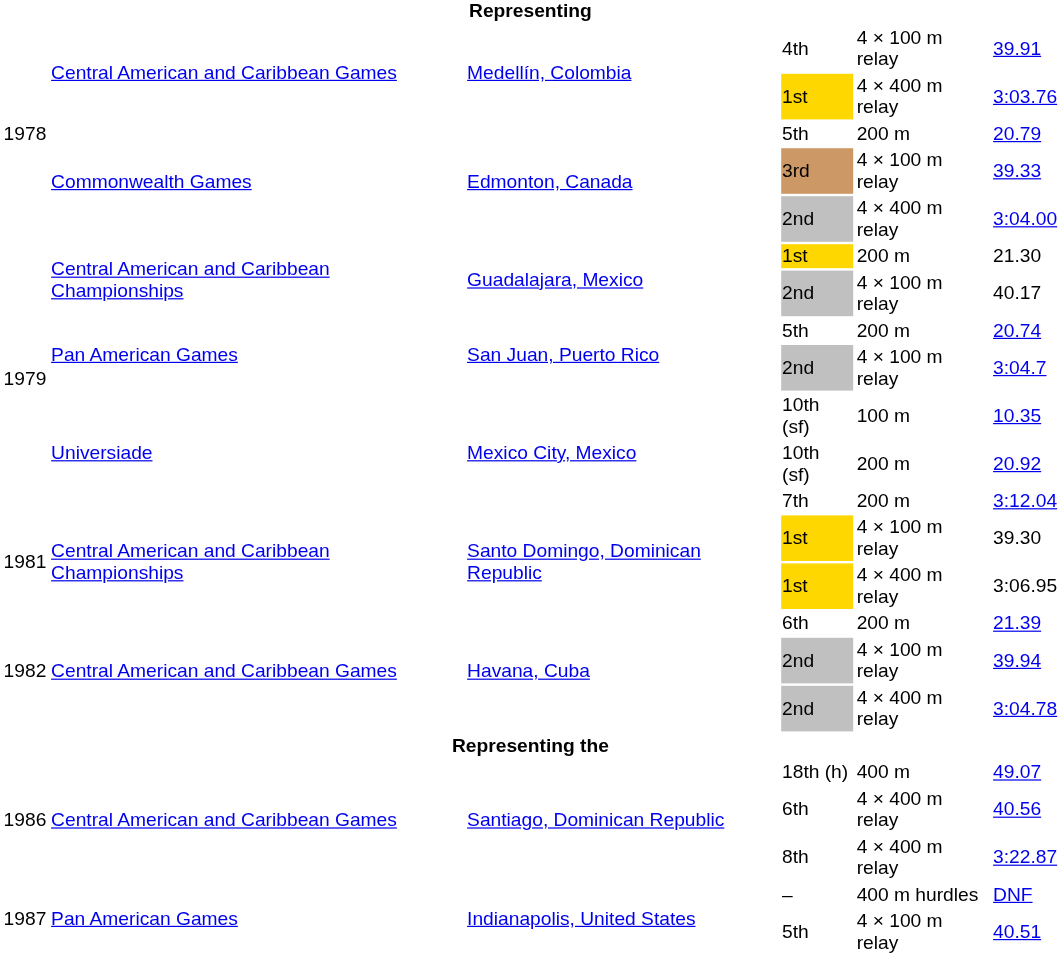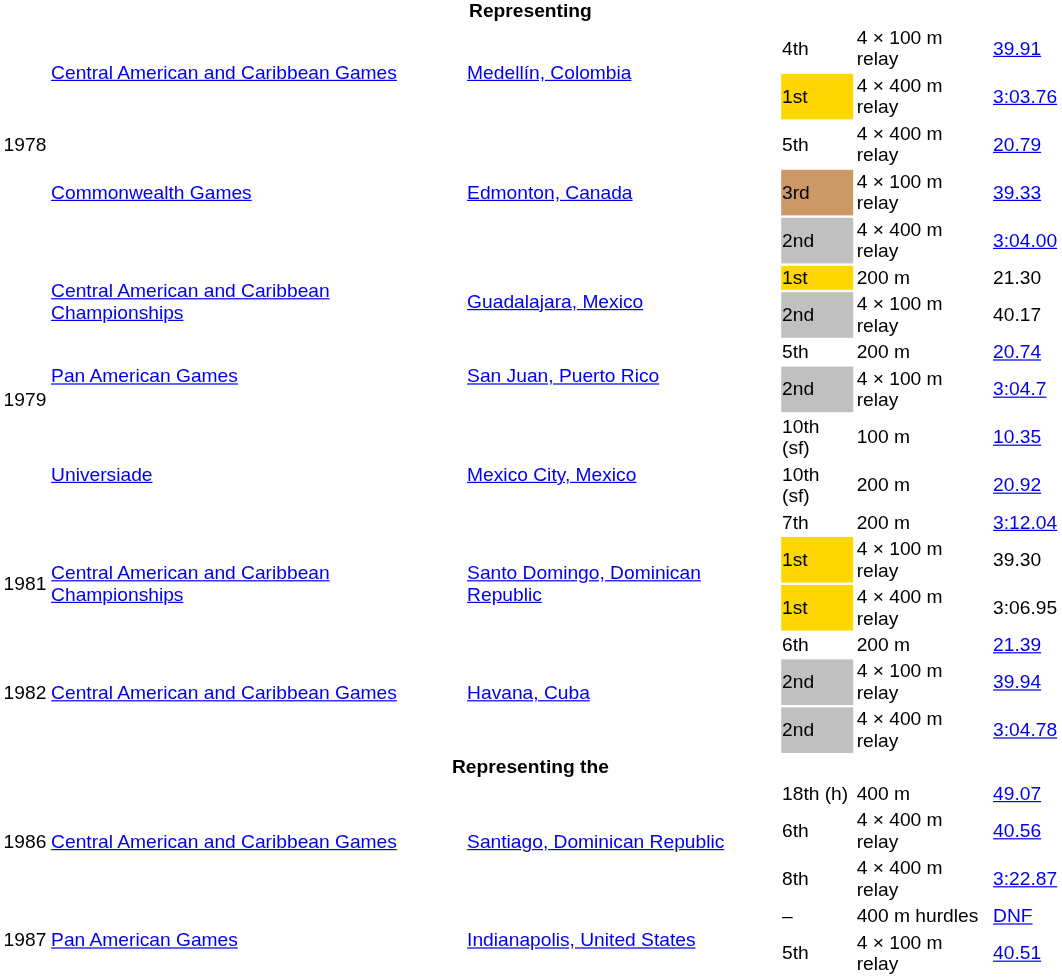(883, 133) 200 m -> (900, 144) 4 × 400 m relay
